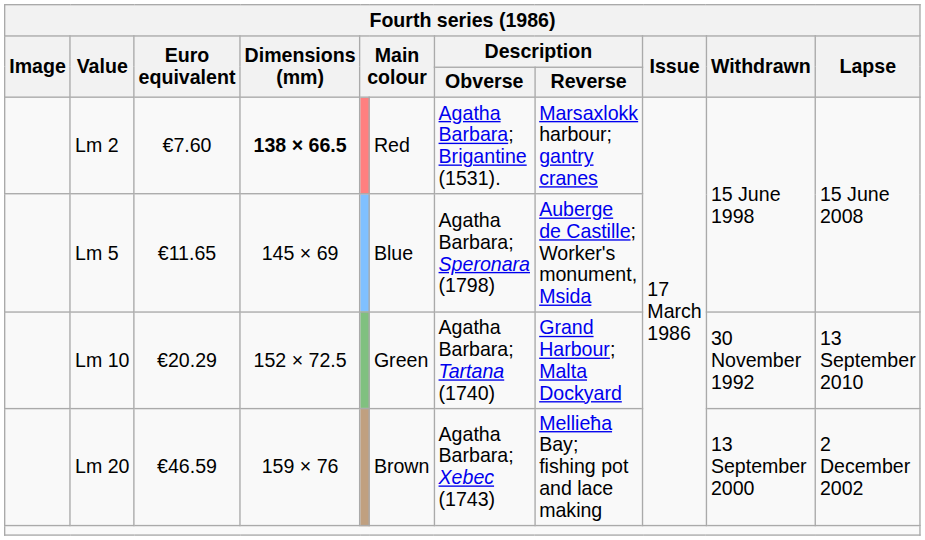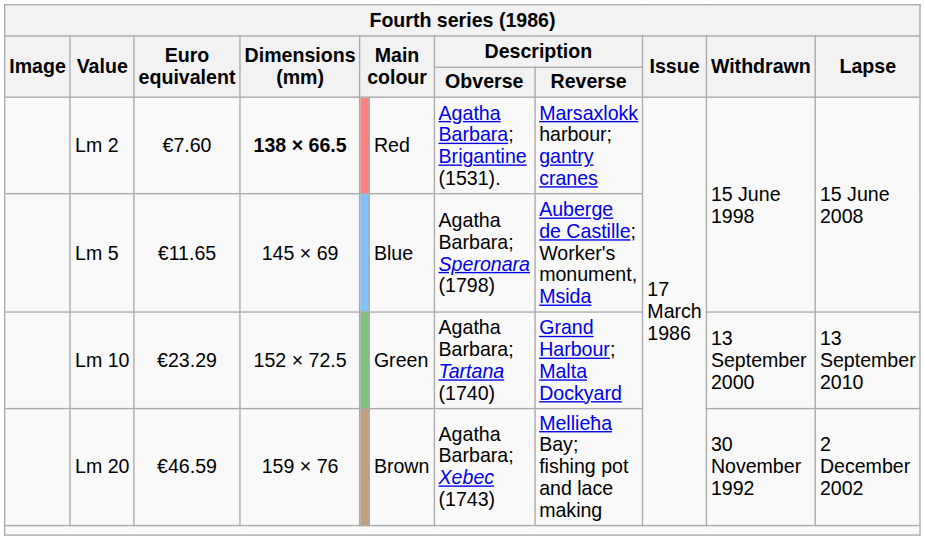(187, 360) €20.29 -> (187, 360) €23.29
(756, 360) 30 November 1992 -> (759, 360) 13 September 2000
(759, 467) 13 September 2000 -> (756, 467) 30 November 1992
